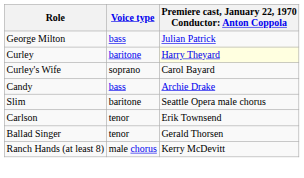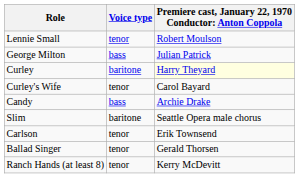+ row: (33, 39)
(124, 70) soprano -> (119, 86) tenor
(133, 149) male chorus -> (119, 165) tenor
